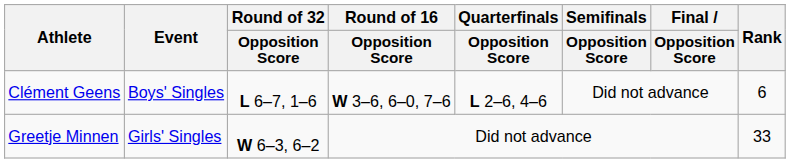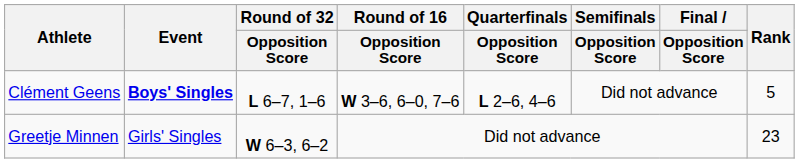(176, 93) normal -> (180, 93) bold
(762, 93) 6 -> (771, 93) 5
(762, 136) 33 -> (771, 136) 23
